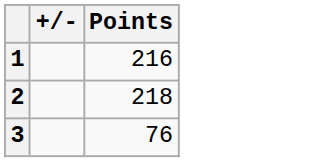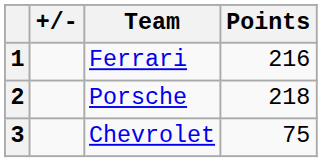+ column: (152, 24)
(159, 137) 76 -> (296, 137) 75
